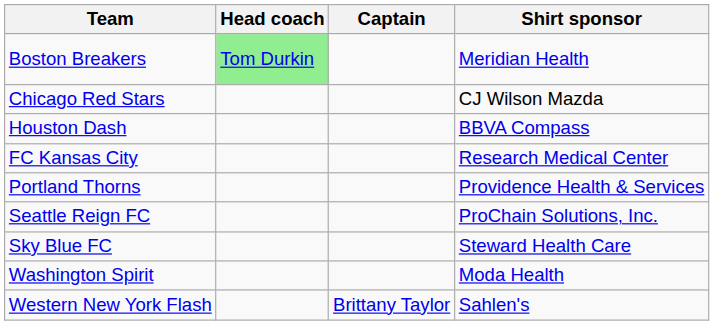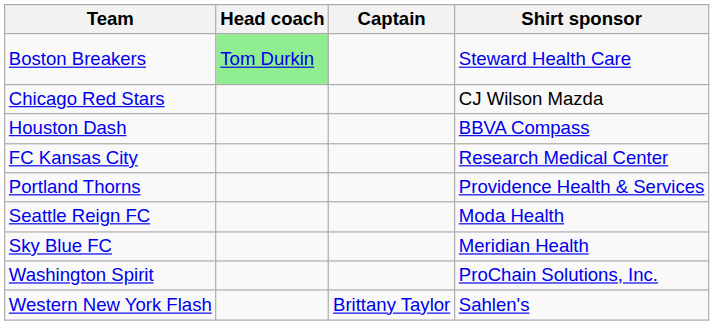(524, 59) Meridian Health -> (545, 59) Steward Health Care
(558, 216) ProChain Solutions, Inc. -> (511, 216) Moda Health
(545, 246) Steward Health Care -> (524, 246) Meridian Health
(511, 275) Moda Health -> (558, 275) ProChain Solutions, Inc.
